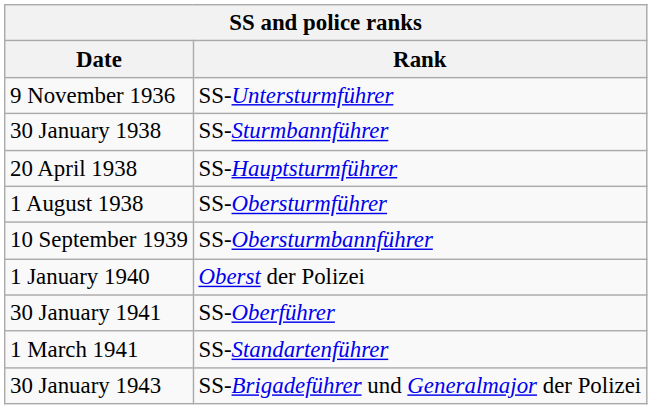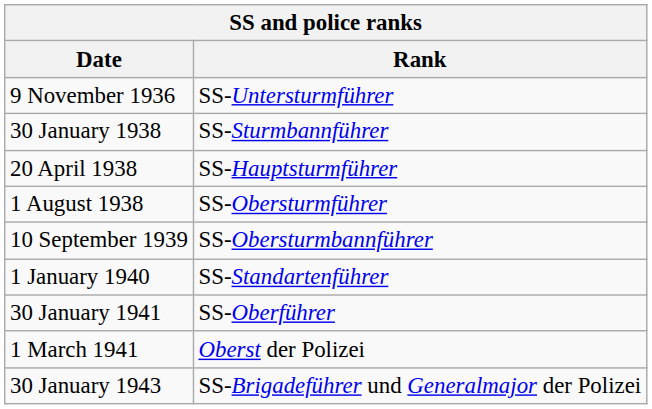(282, 276) Oberst der Polizei -> (293, 276) SS-Standartenführer
(293, 349) SS-Standartenführer -> (282, 349) Oberst der Polizei
